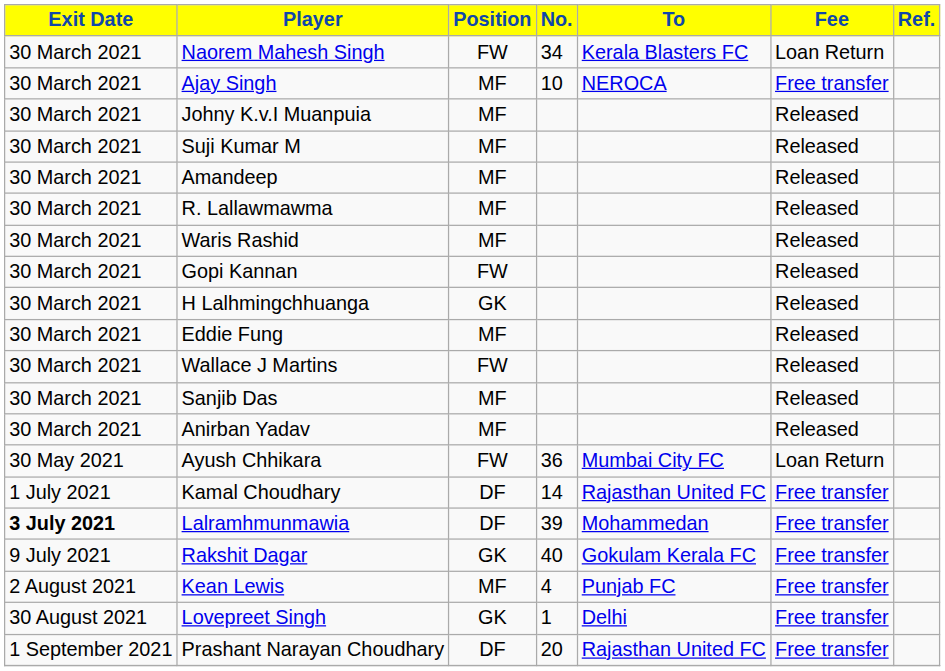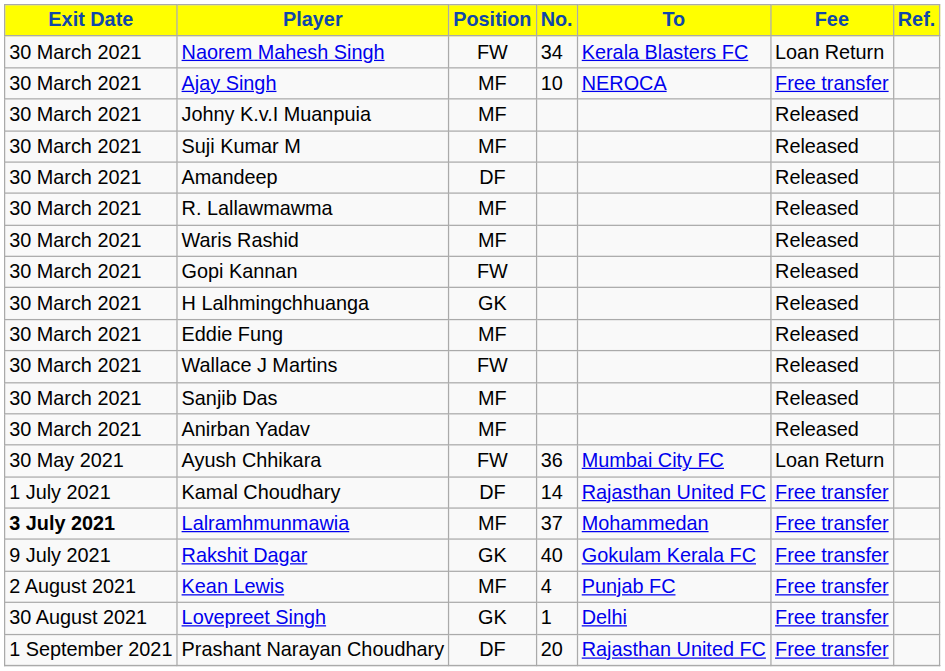(492, 177) MF -> (492, 177) DF
(492, 523) DF -> (492, 523) MF
(552, 523) 39 -> (552, 523) 37
